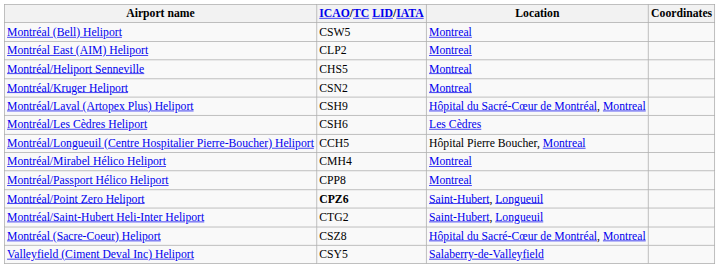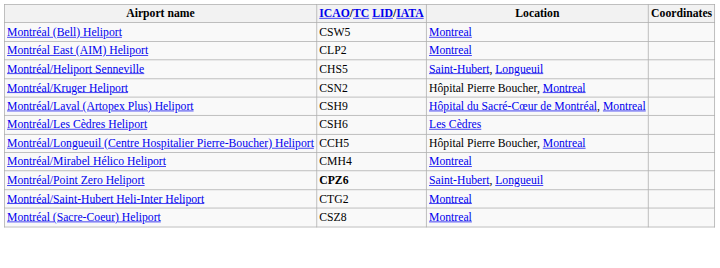(450, 69) Montreal -> (486, 69) Saint-Hubert, Longueuil
(450, 87) Montreal -> (507, 87) Hôpital Pierre Boucher, Montreal
- row: (88, 180)
(486, 217) Saint-Hubert, Longueuil -> (450, 198) Montreal
(537, 236) Hôpital du Sacré-Cœur de Montréal, Montreal -> (450, 217) Montreal
- row: (100, 254)
